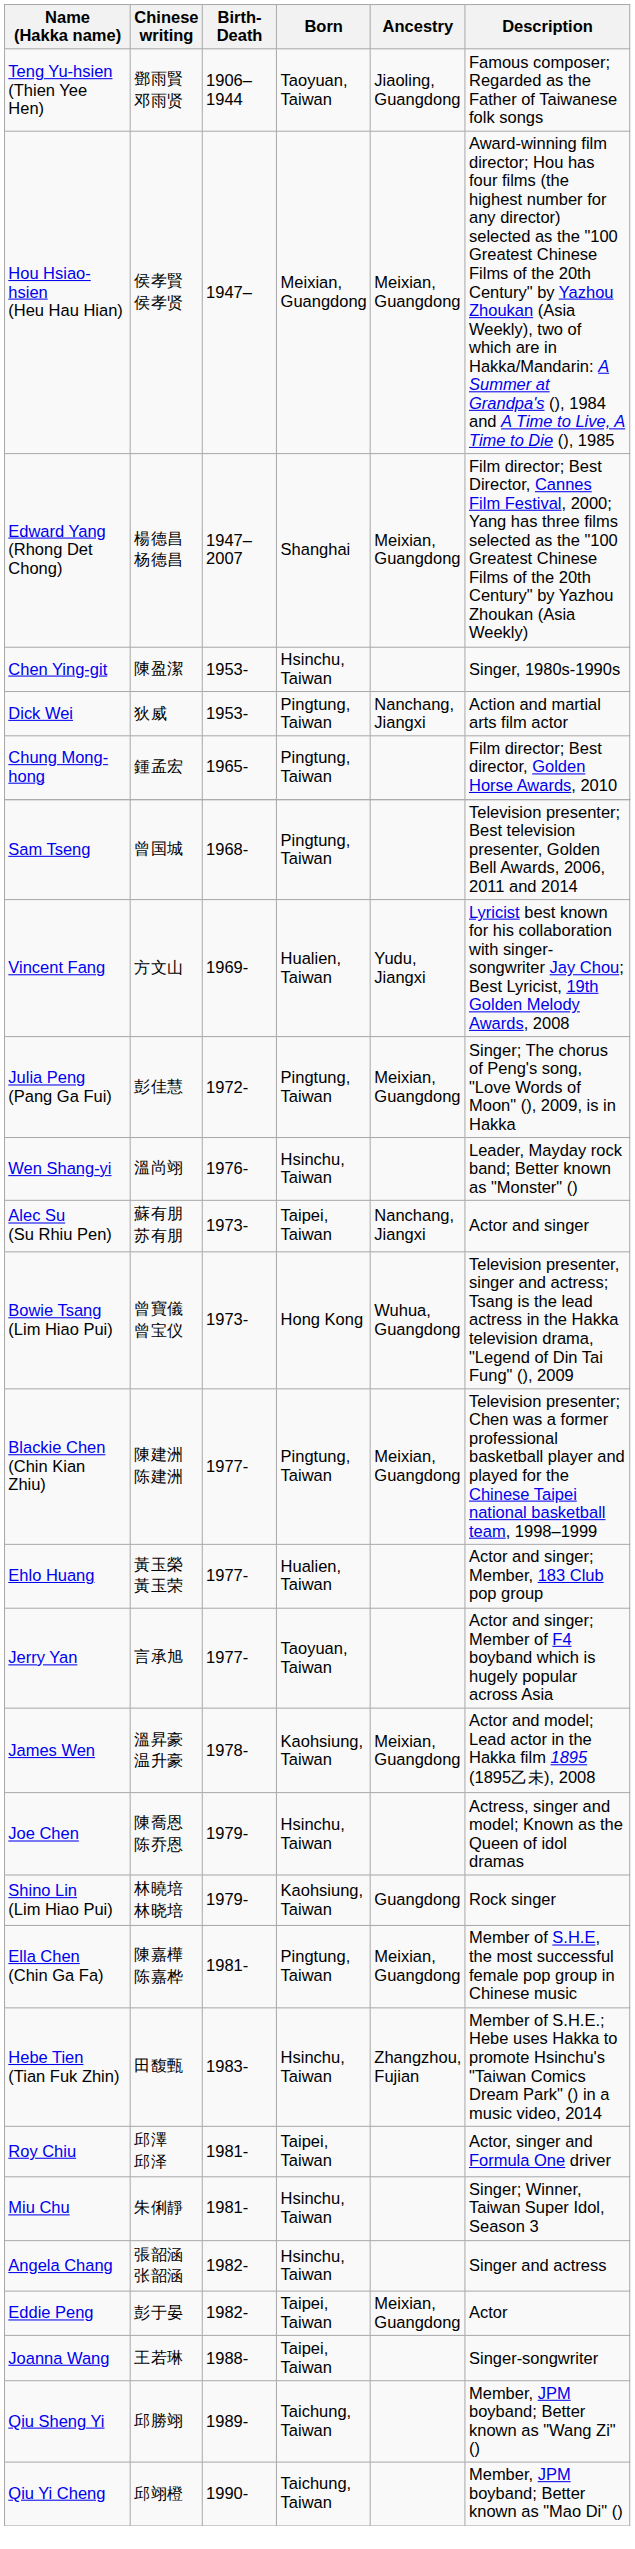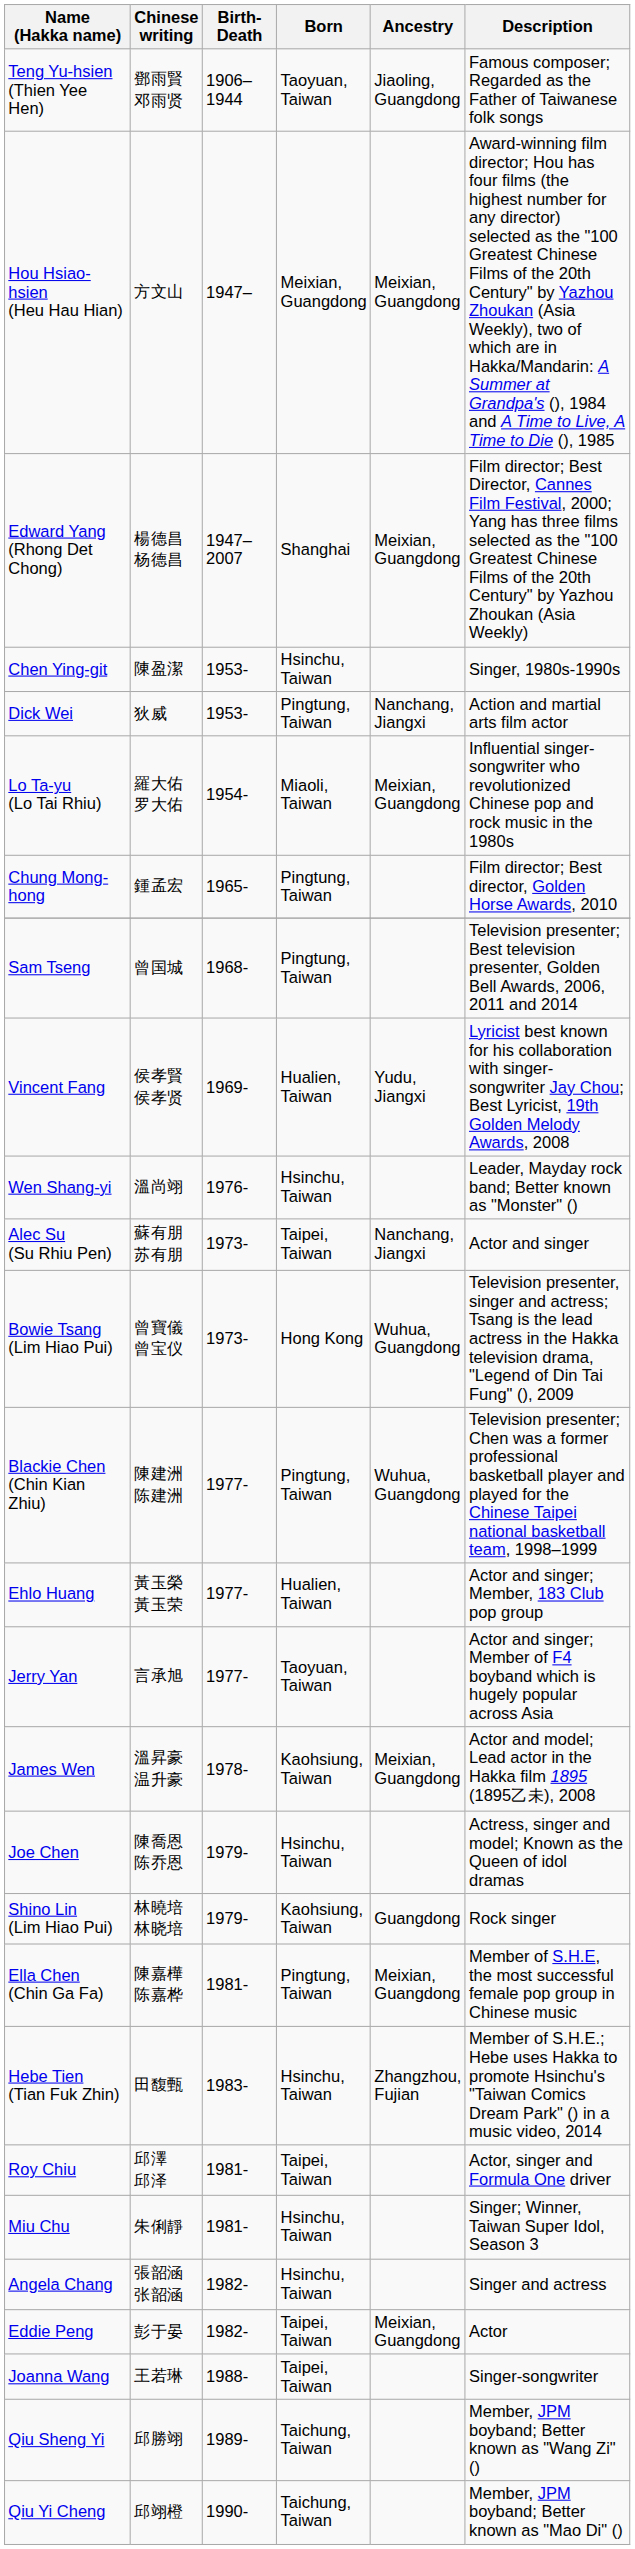(159, 291) 侯孝賢 侯孝贤 -> (159, 291) 方文山
+ row: (55, 795)
(159, 967) 方文山 -> (159, 1086) 侯孝賢 侯孝贤
- row: (60, 1087)
(417, 1466) Meixian, Guangdong -> (417, 1485) Wuhua, Guangdong
